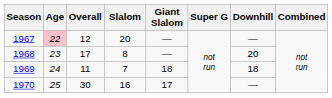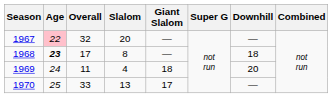(85, 38) 12 -> (85, 38) 32
(55, 54) normal -> (55, 54) bold
(253, 54) 20 -> (253, 54) 18
(125, 69) 7 -> (125, 69) 4
(253, 69) 18 -> (253, 69) 20
(85, 85) 30 -> (85, 85) 33
(125, 85) 16 -> (125, 85) 13
